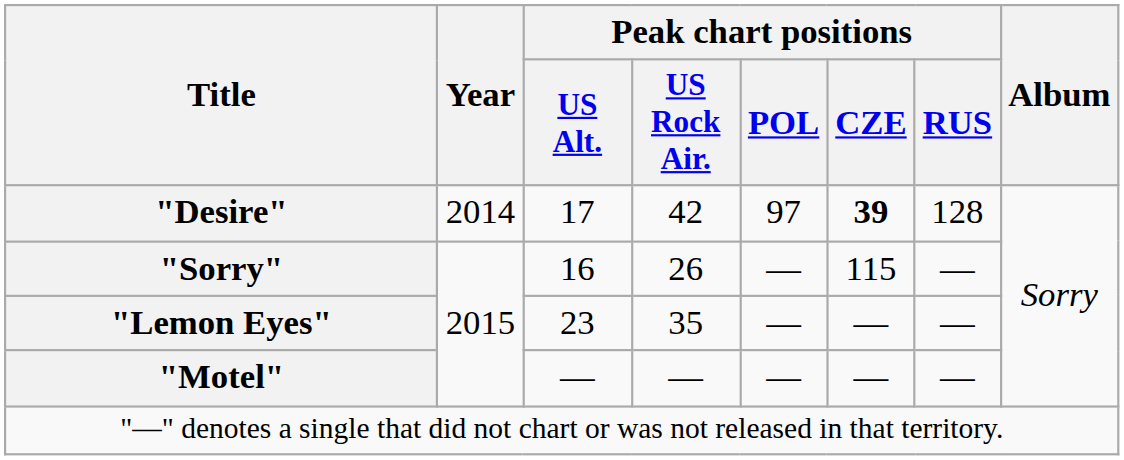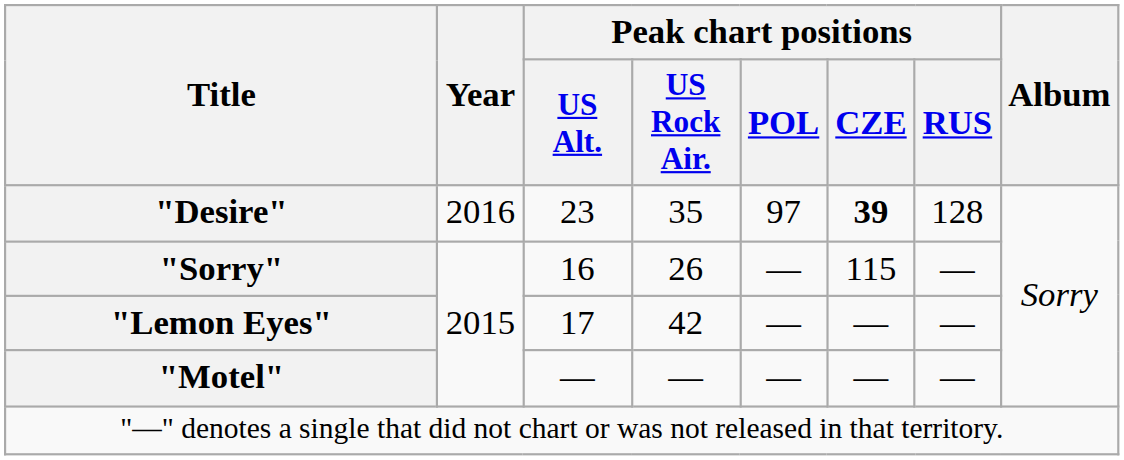(480, 212) 2014 -> (480, 212) 2016
(577, 212) 17 -> (577, 212) 23
(686, 212) 42 -> (686, 212) 35
(577, 322) 23 -> (577, 322) 17
(686, 322) 35 -> (686, 322) 42
